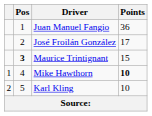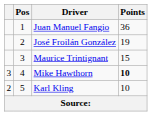(125, 42) 17 -> (125, 42) 19
(22, 58) bold -> (22, 58) normal
(9, 73) 1 -> (9, 73) 3
